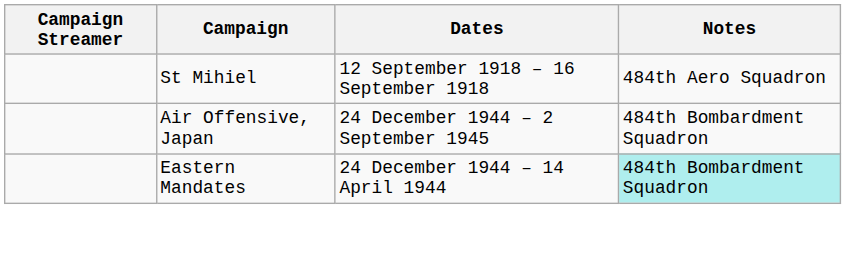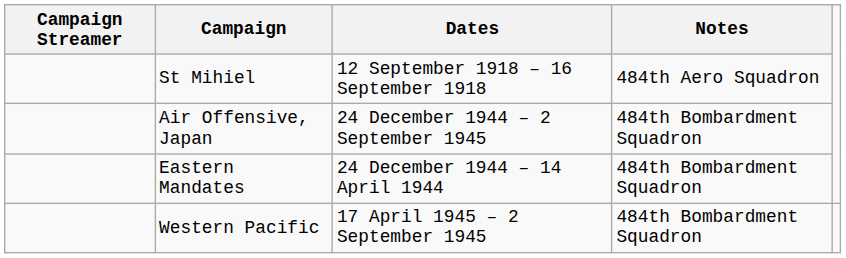(714, 178) paleturquoise background -> (707, 178) no background
+ row: (239, 228)
